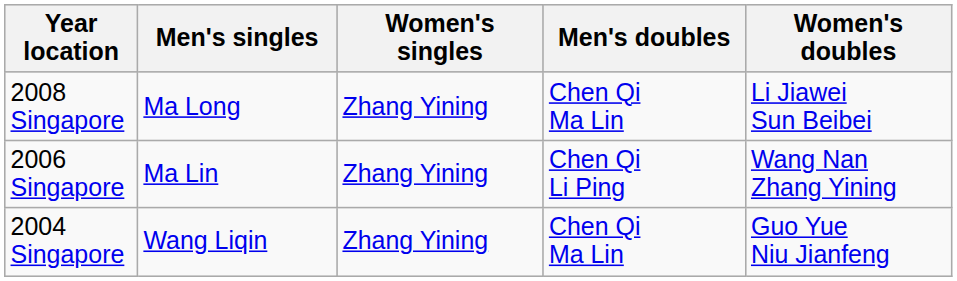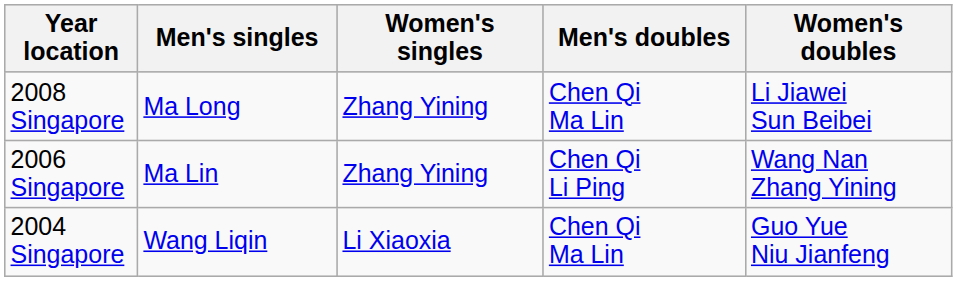(415, 241) Zhang Yining -> (397, 241) Li Xiaoxia
